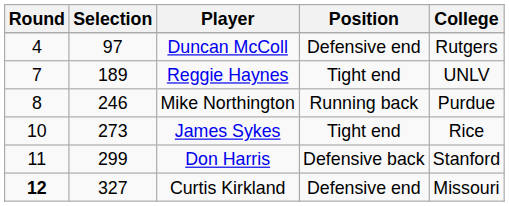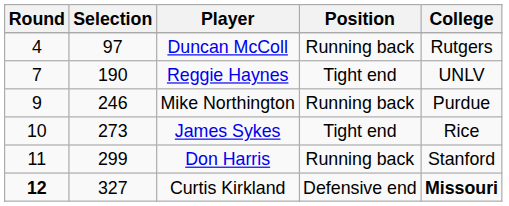(364, 47) Defensive end -> (360, 47) Running back
(113, 75) 189 -> (113, 75) 190
(37, 103) 8 -> (37, 103) 9
(364, 160) Defensive back -> (360, 160) Running back
(466, 188) normal -> (462, 188) bold
